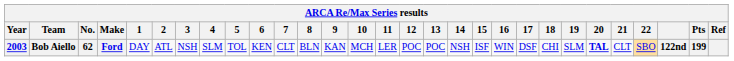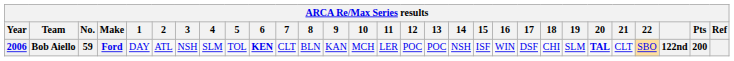(17, 47) 2003 -> (17, 47) 2006
(88, 47) 62 -> (88, 47) 59
(262, 47) normal -> (262, 47) bold
(699, 47) 199 -> (700, 47) 200
